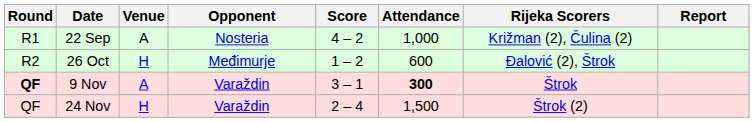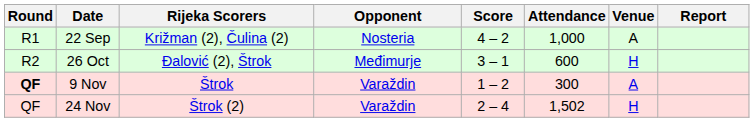columns swapped: (144, 16) <-> (560, 16)
(347, 61) 1 – 2 -> (493, 61) 3 – 1
(347, 84) 3 – 1 -> (493, 84) 1 – 2
(421, 84) bold -> (567, 84) normal
(421, 106) 1,500 -> (567, 106) 1,502
